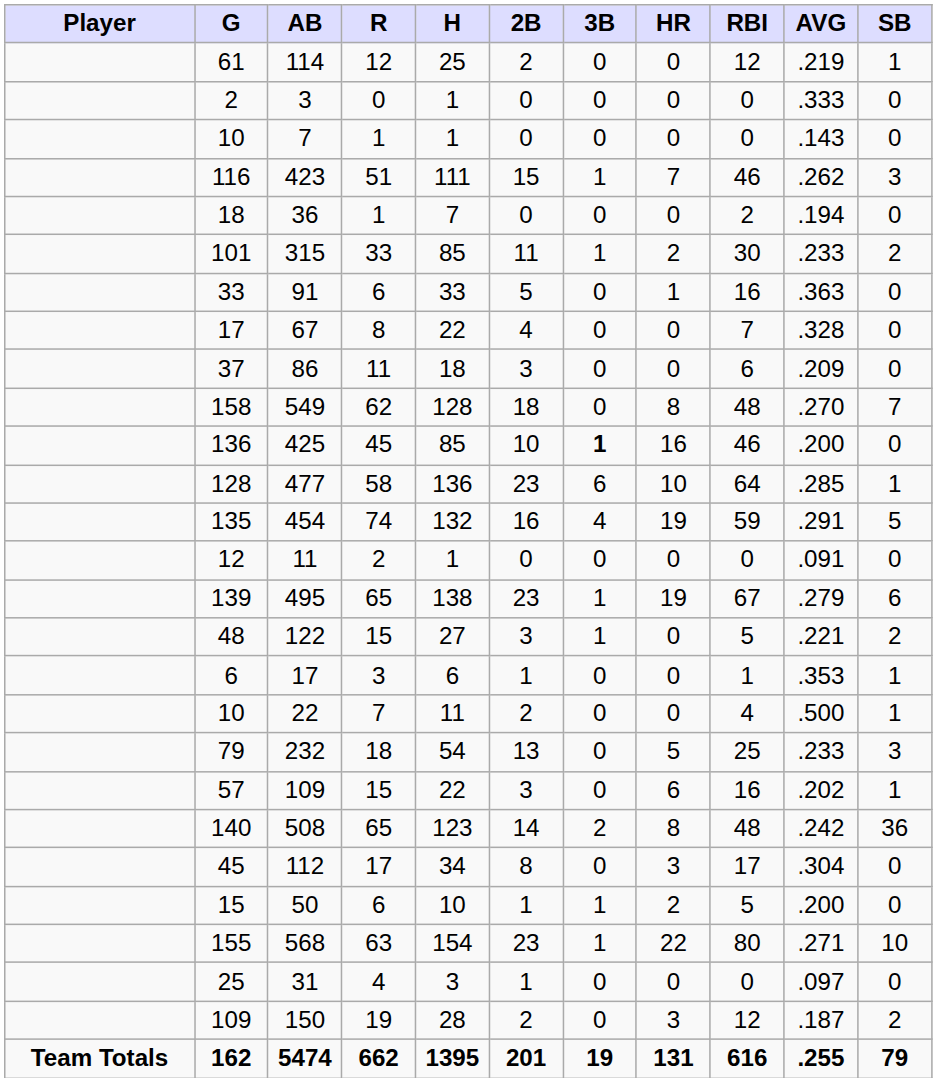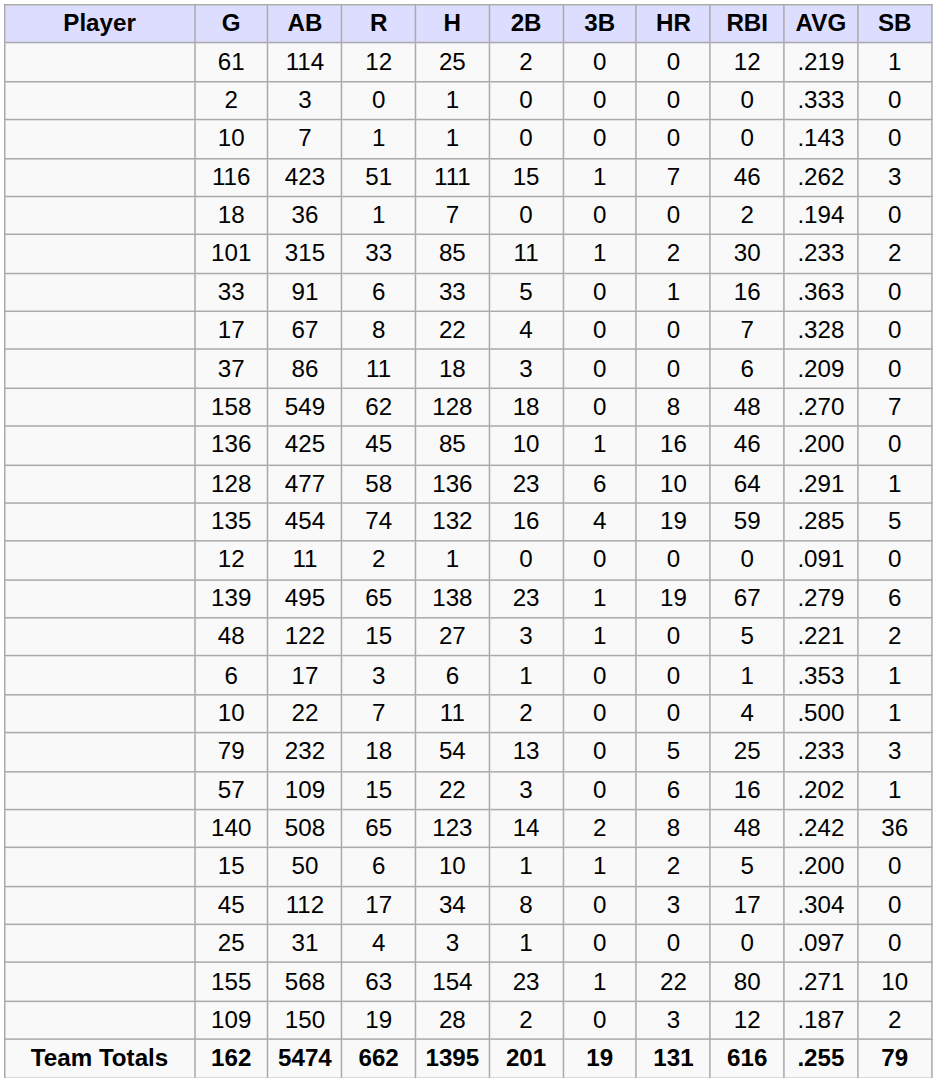(600, 445) bold -> (600, 445) normal
(821, 483) .285 -> (821, 483) .291
(821, 521) .291 -> (821, 521) .285
rows swapped: (305, 866) <-> (305, 904)
rows swapped: (305, 981) <-> (305, 943)
